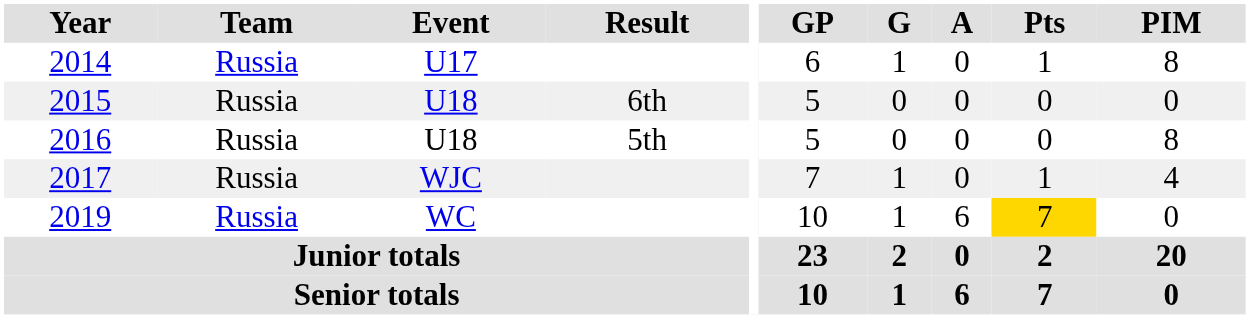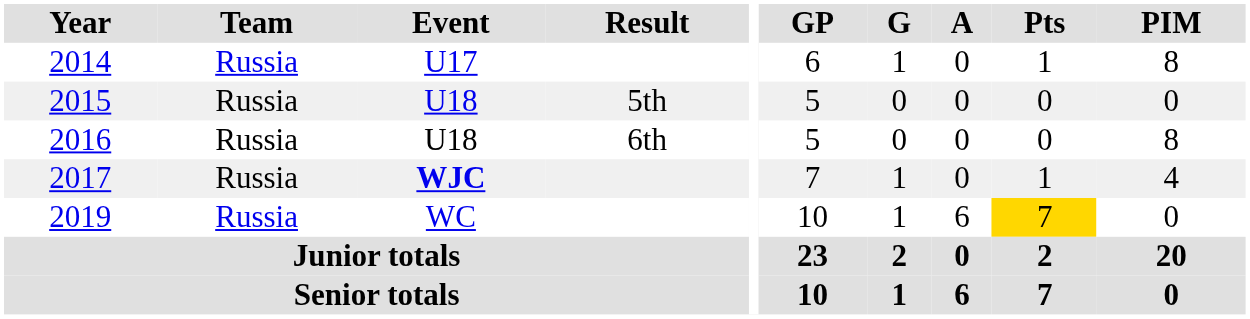(647, 100) 6th -> (647, 100) 5th
(647, 139) 5th -> (647, 139) 6th
(451, 178) normal -> (451, 178) bold
